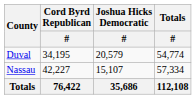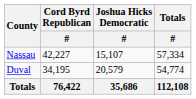rows swapped: (19, 54) <-> (21, 70)
